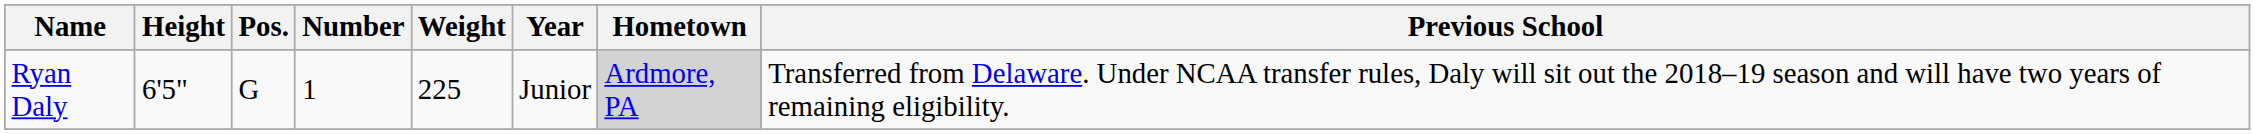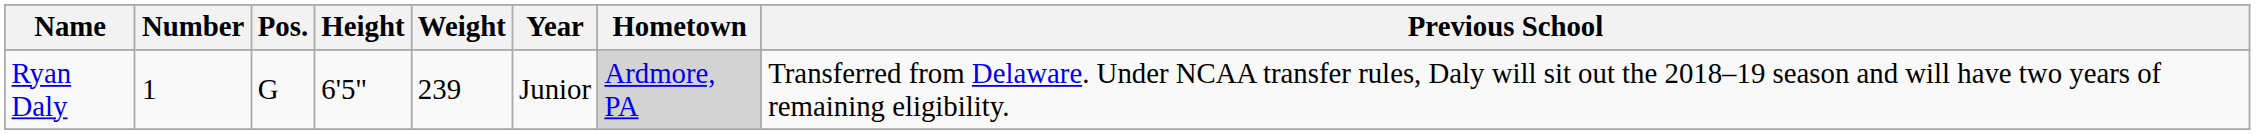columns swapped: (353, 27) <-> (184, 27)
(439, 89) 225 -> (439, 89) 239
